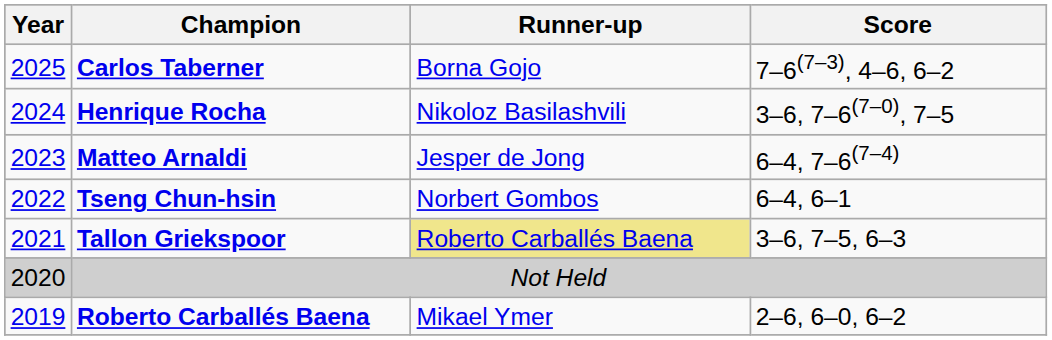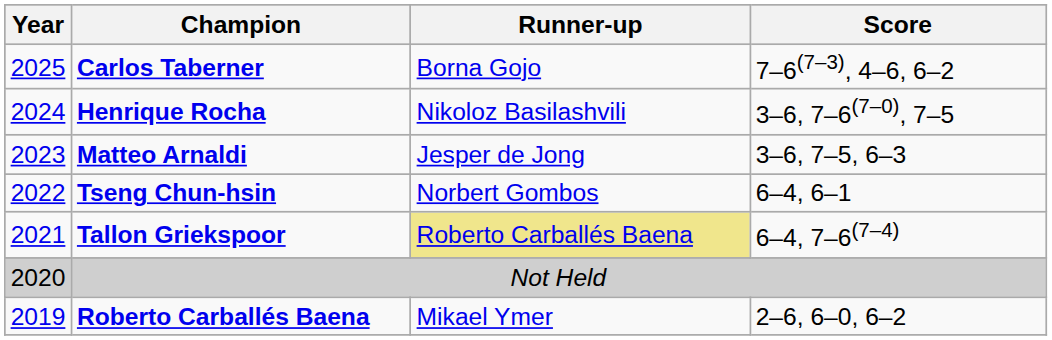(828, 158) 6–4, 7–6(7–4) -> (831, 154) 3–6, 7–5, 6–3
(831, 239) 3–6, 7–5, 6–3 -> (828, 235) 6–4, 7–6(7–4)
